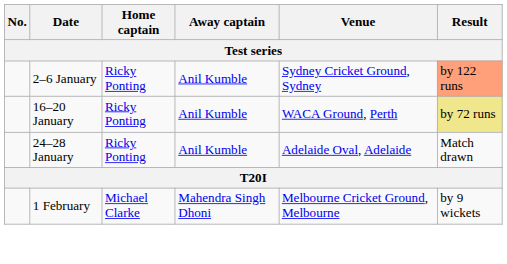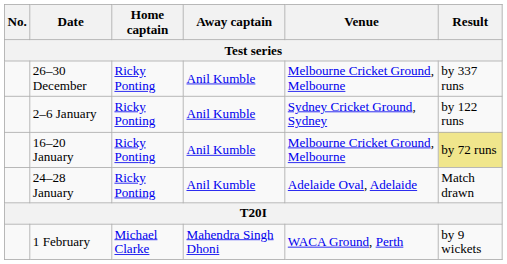+ row: (60, 78)
(458, 78) lightsalmon background -> (459, 114) no background
(340, 114) WACA Ground, Perth -> (361, 149) Melbourne Cricket Ground, Melbourne
(355, 206) Melbourne Cricket Ground, Melbourne -> (346, 241) WACA Ground, Perth
